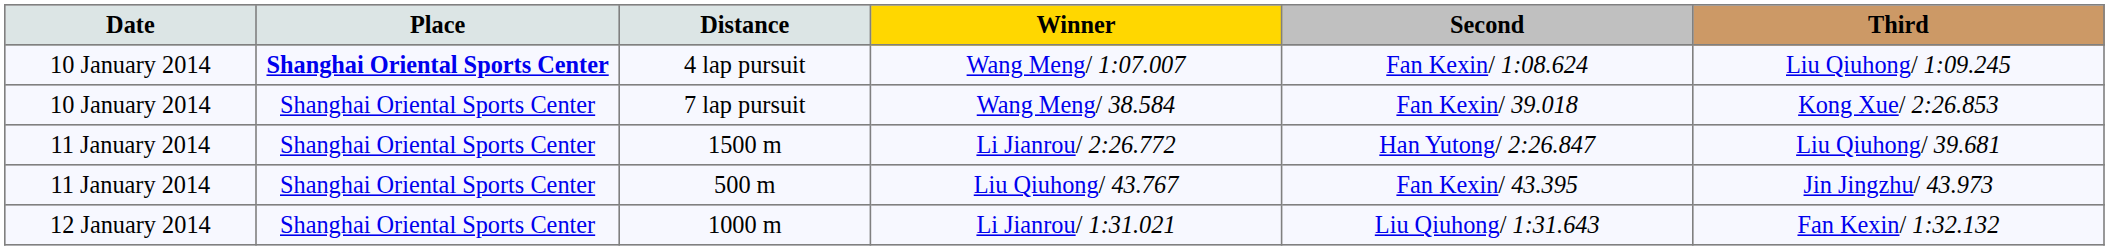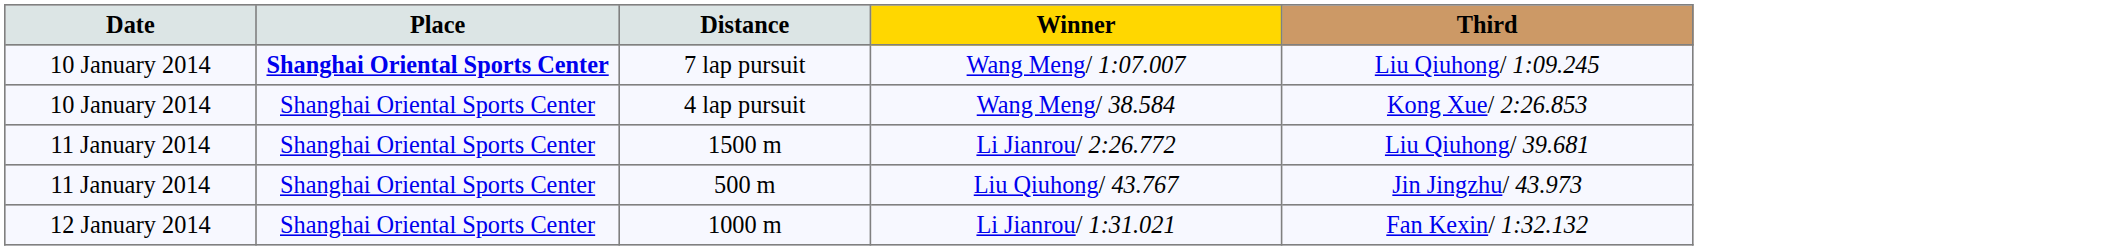- column: (1487, 24)
(745, 64) 4 lap pursuit -> (745, 64) 7 lap pursuit
(745, 104) 7 lap pursuit -> (745, 104) 4 lap pursuit
